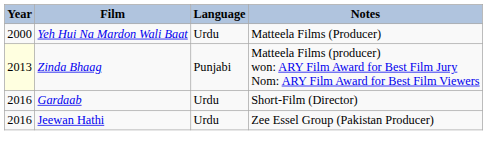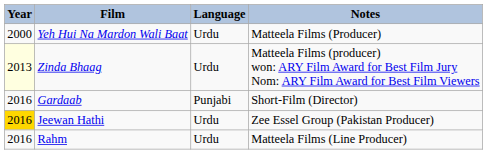(212, 67) Punjabi -> (206, 67) Urdu
(206, 100) Urdu -> (212, 100) Punjabi
(20, 120) no background -> (20, 120) gold background
+ row: (52, 139)
